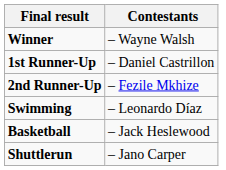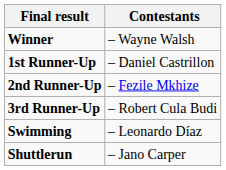+ row: (54, 108)
- row: (39, 131)
